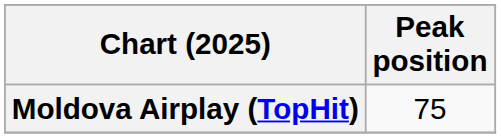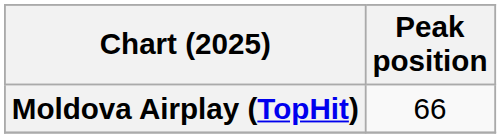(430, 108) 75 -> (430, 108) 66
